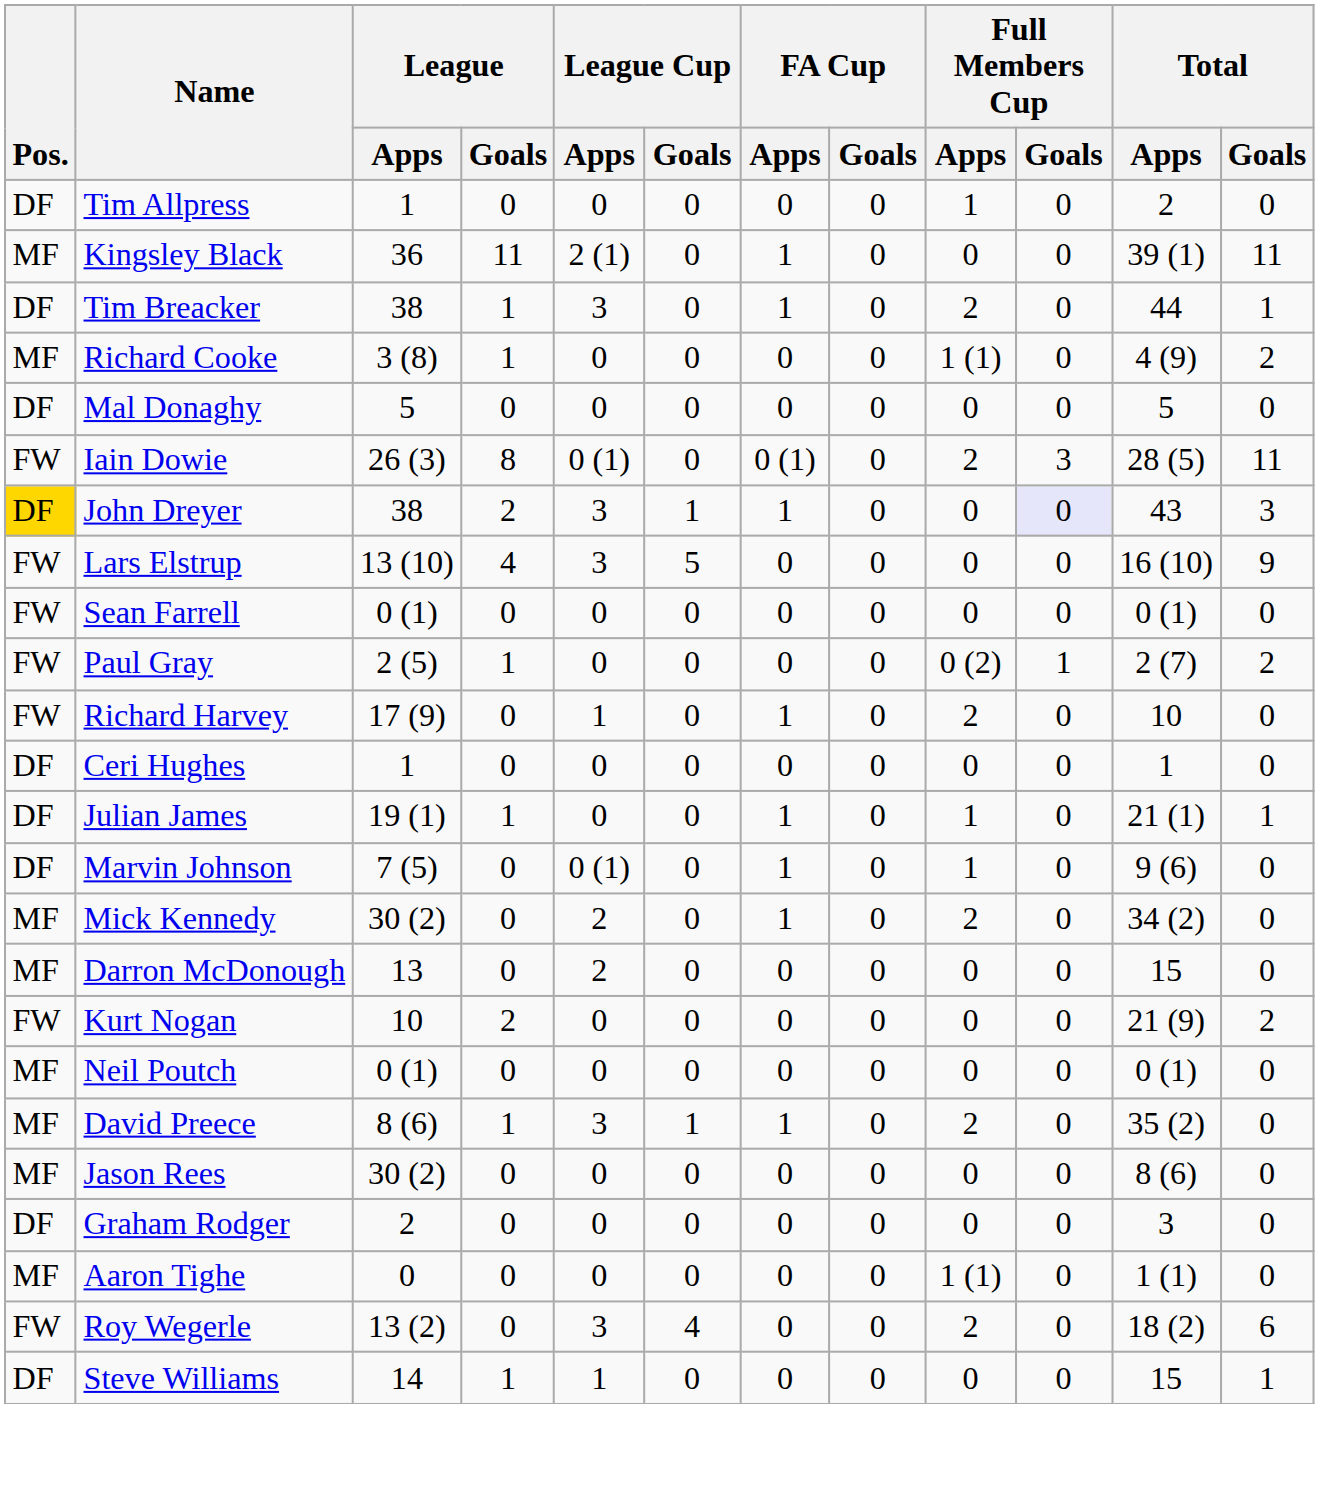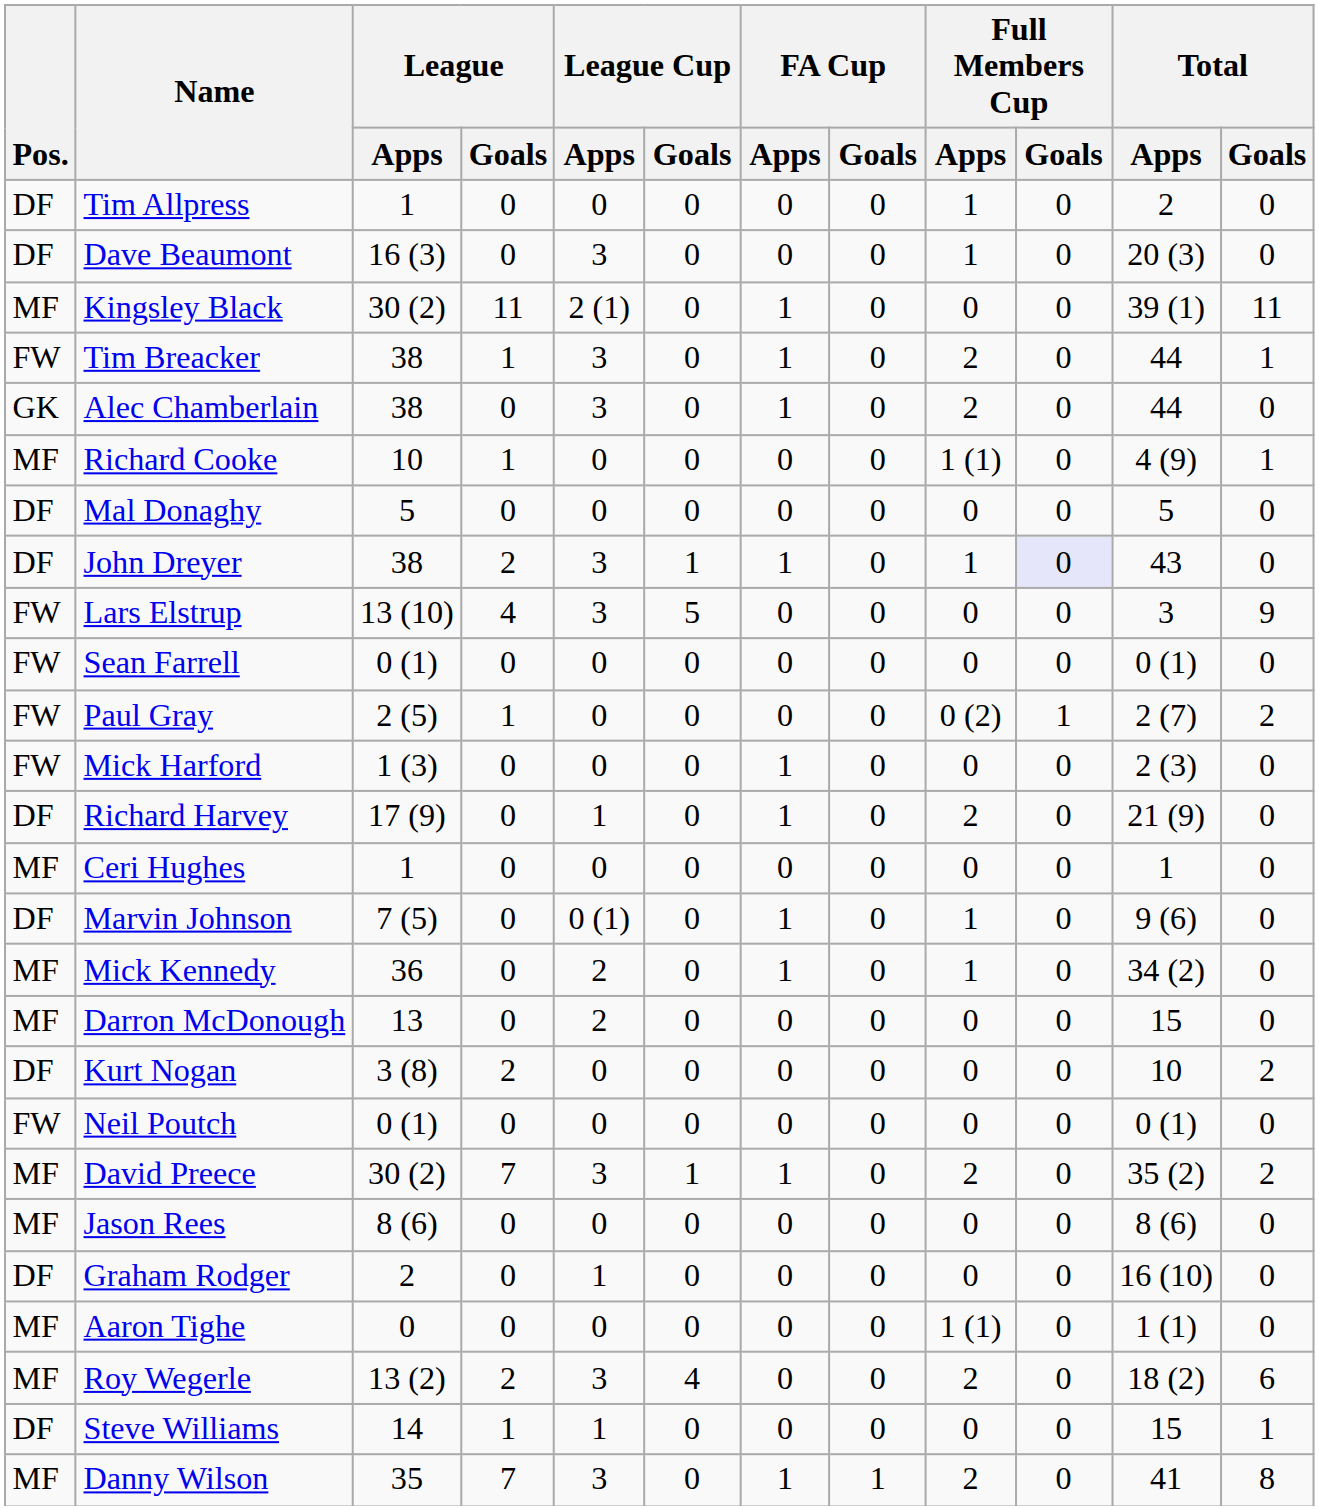+ row: (188, 255)
(407, 255) 36 -> (407, 306) 30 (2)
(33, 306) DF -> (37, 357) FW
+ row: (201, 408)
(407, 357) 3 (8) -> (407, 459) 10
(1267, 357) 2 -> (1267, 459) 1
- row: (155, 459)
(33, 510) gold background -> (33, 561) no background
(971, 510) 0 -> (971, 561) 1
(1267, 510) 3 -> (1267, 561) 0
(1166, 561) 16 (10) -> (1166, 612) 3
+ row: (172, 765)
(37, 714) FW -> (33, 816) DF
(1166, 714) 10 -> (1166, 816) 21 (9)
(33, 765) DF -> (36, 867) MF
- row: (165, 816)
(407, 918) 30 (2) -> (407, 969) 36
(971, 918) 2 -> (971, 969) 1
(37, 1020) FW -> (33, 1071) DF
(407, 1020) 10 -> (407, 1071) 3 (8)
(1166, 1020) 21 (9) -> (1166, 1071) 10
(36, 1071) MF -> (37, 1122) FW
(407, 1122) 8 (6) -> (407, 1173) 30 (2)
(508, 1122) 1 -> (508, 1173) 7
(1267, 1122) 0 -> (1267, 1173) 2
(407, 1173) 30 (2) -> (407, 1224) 8 (6)
(599, 1224) 0 -> (599, 1275) 1
(1166, 1224) 3 -> (1166, 1275) 16 (10)
(37, 1326) FW -> (36, 1377) MF
(508, 1326) 0 -> (508, 1377) 2
+ row: (176, 1479)
